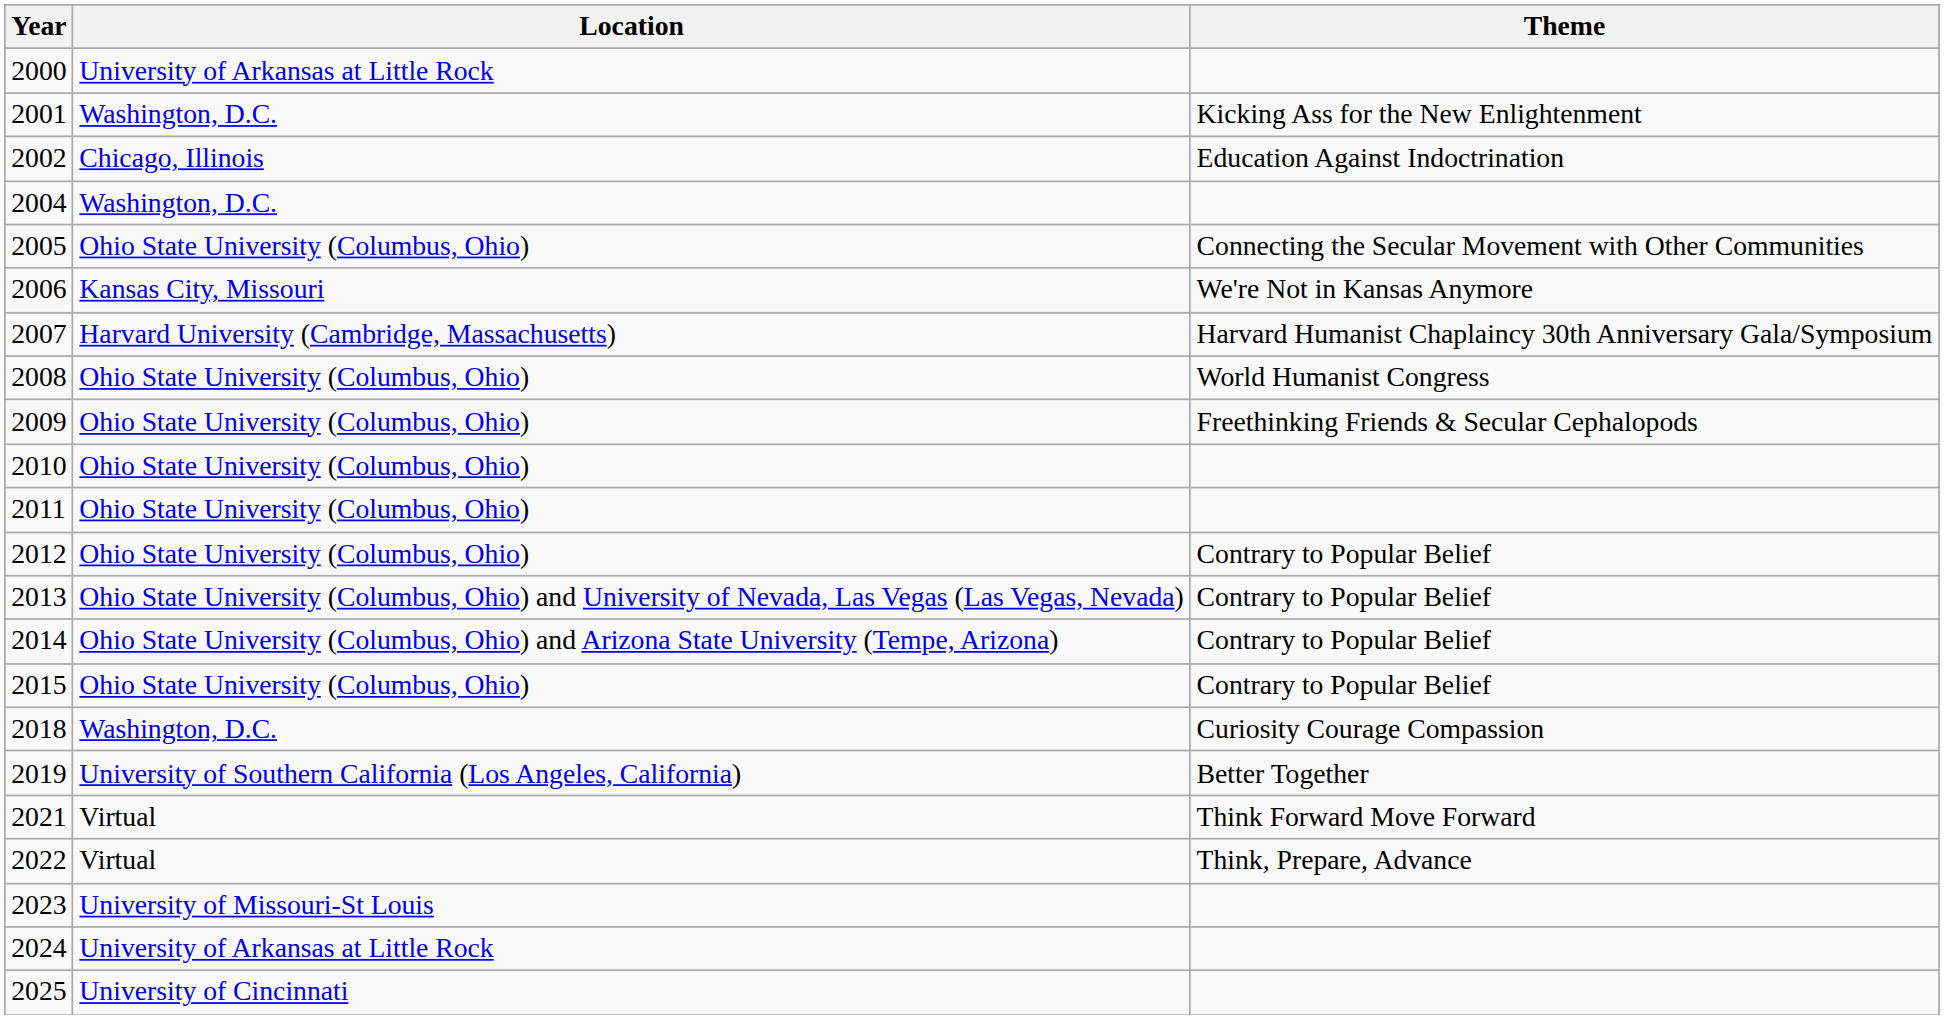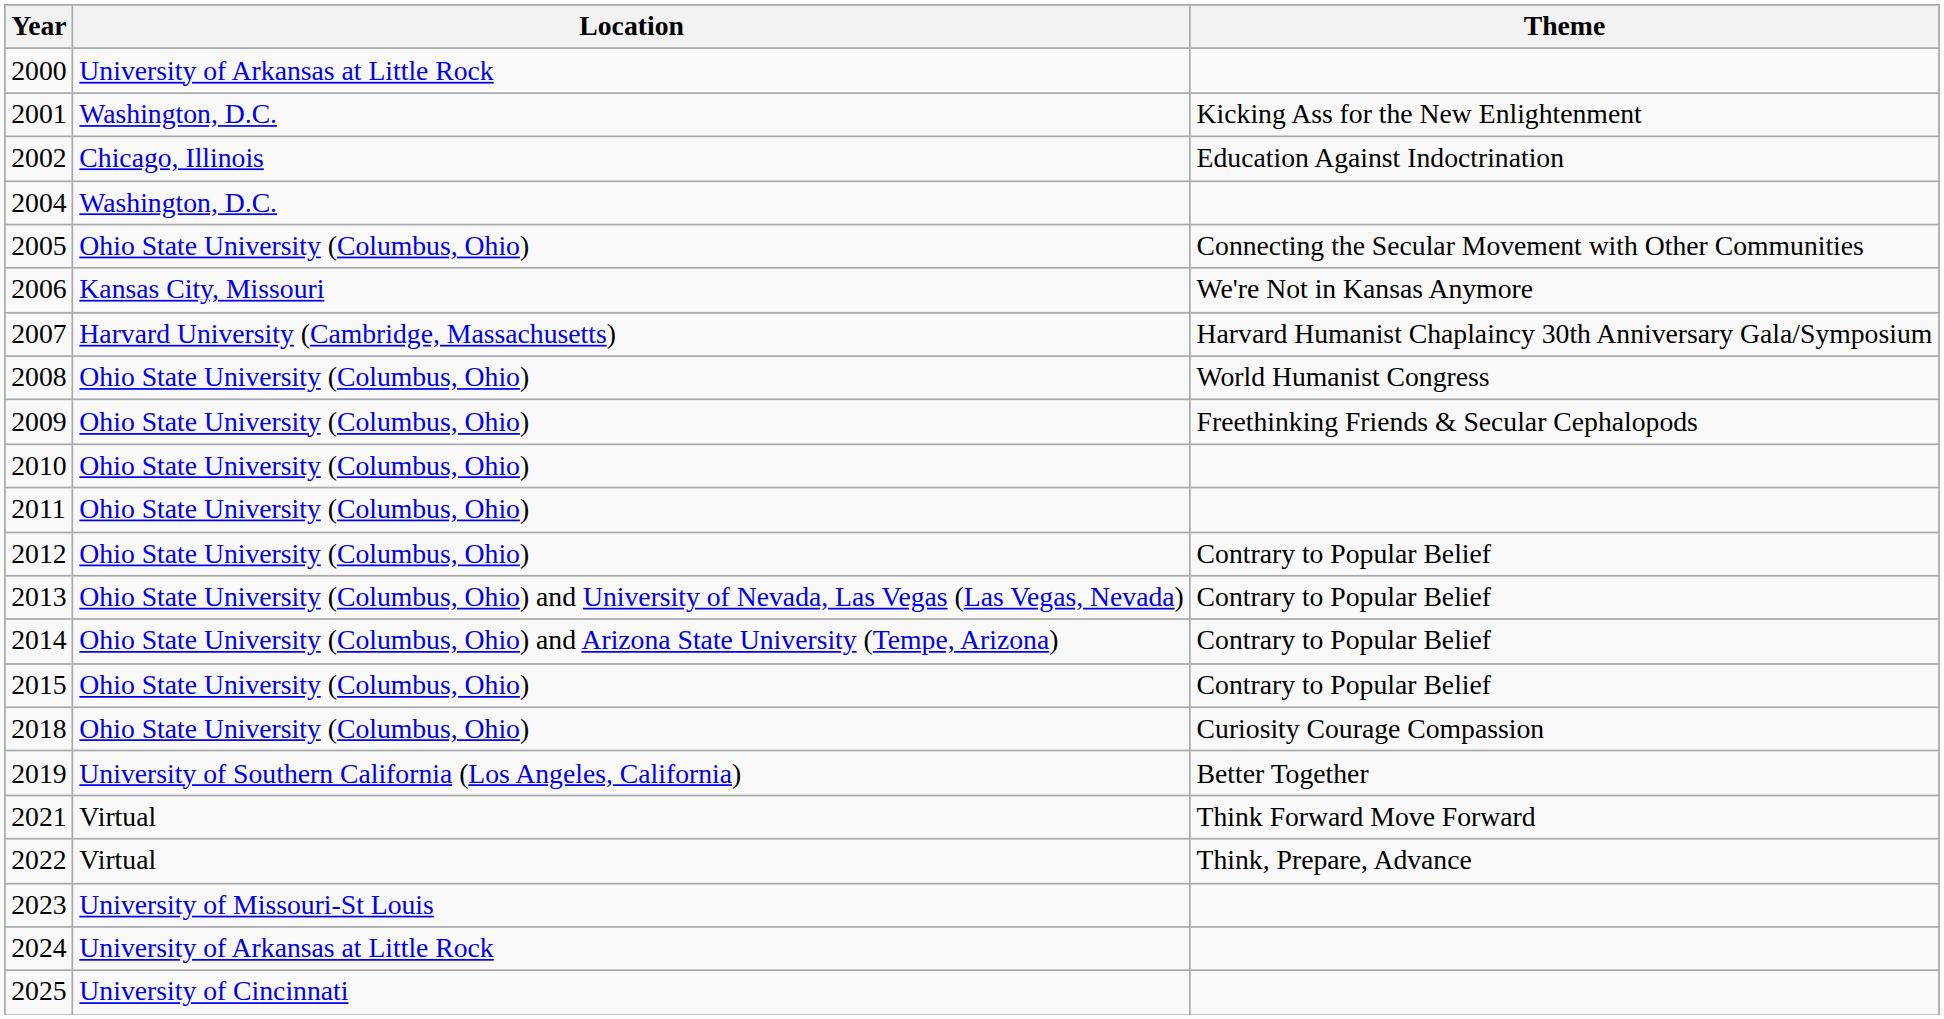(178, 728) Washington, D.C. -> (304, 728) Ohio State University (Columbus, Ohio)
